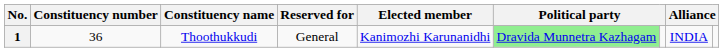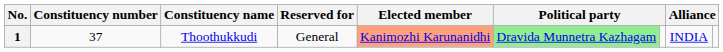(96, 36) 36 -> (96, 36) 37
(425, 36) no background -> (425, 36) lightsalmon background
